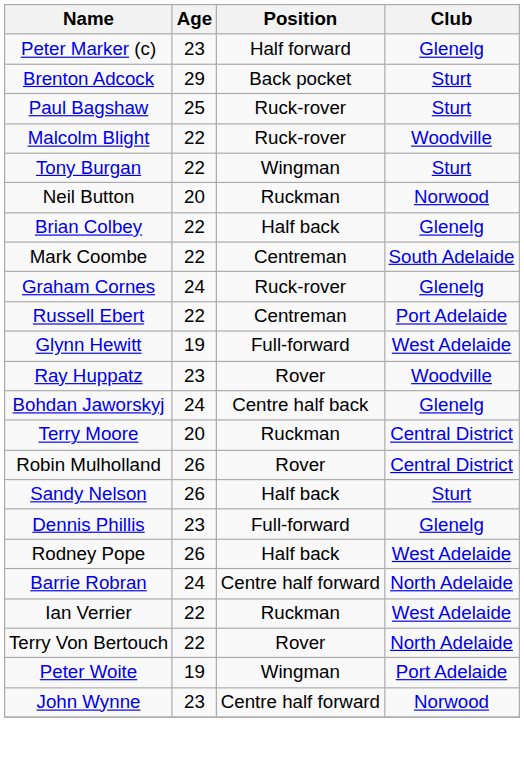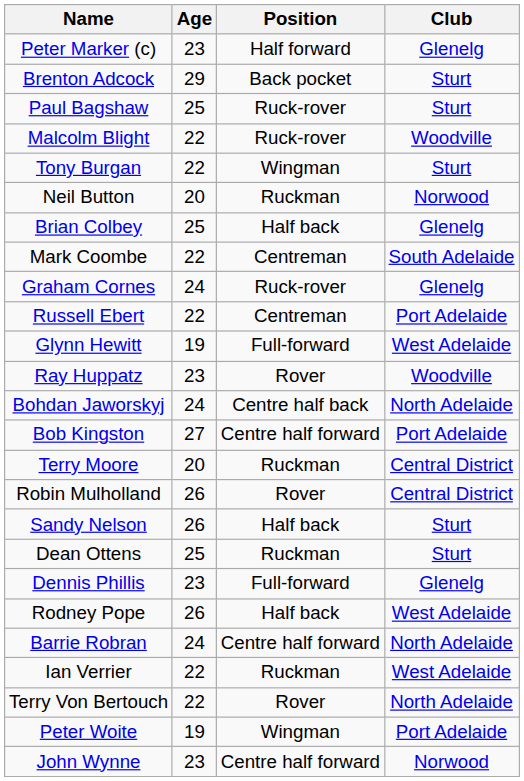(194, 227) 22 -> (194, 227) 25
(452, 405) Glenelg -> (452, 405) North Adelaide
+ row: (88, 434)
+ row: (89, 553)
